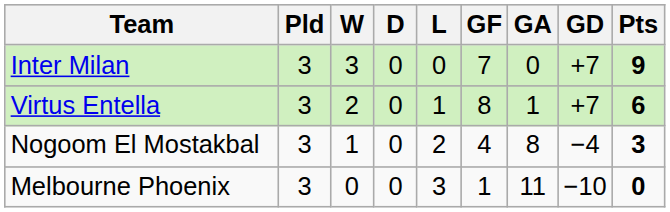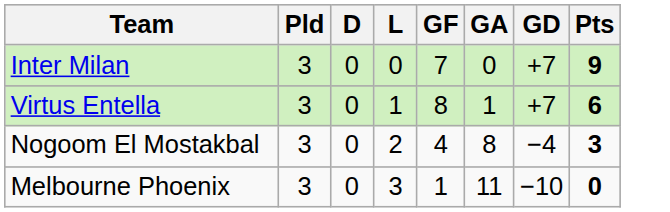- column: (352, 24)
